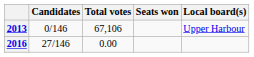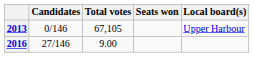(108, 28) 67,106 -> (108, 28) 67,105
(108, 44) 0.00 -> (108, 44) 9.00
